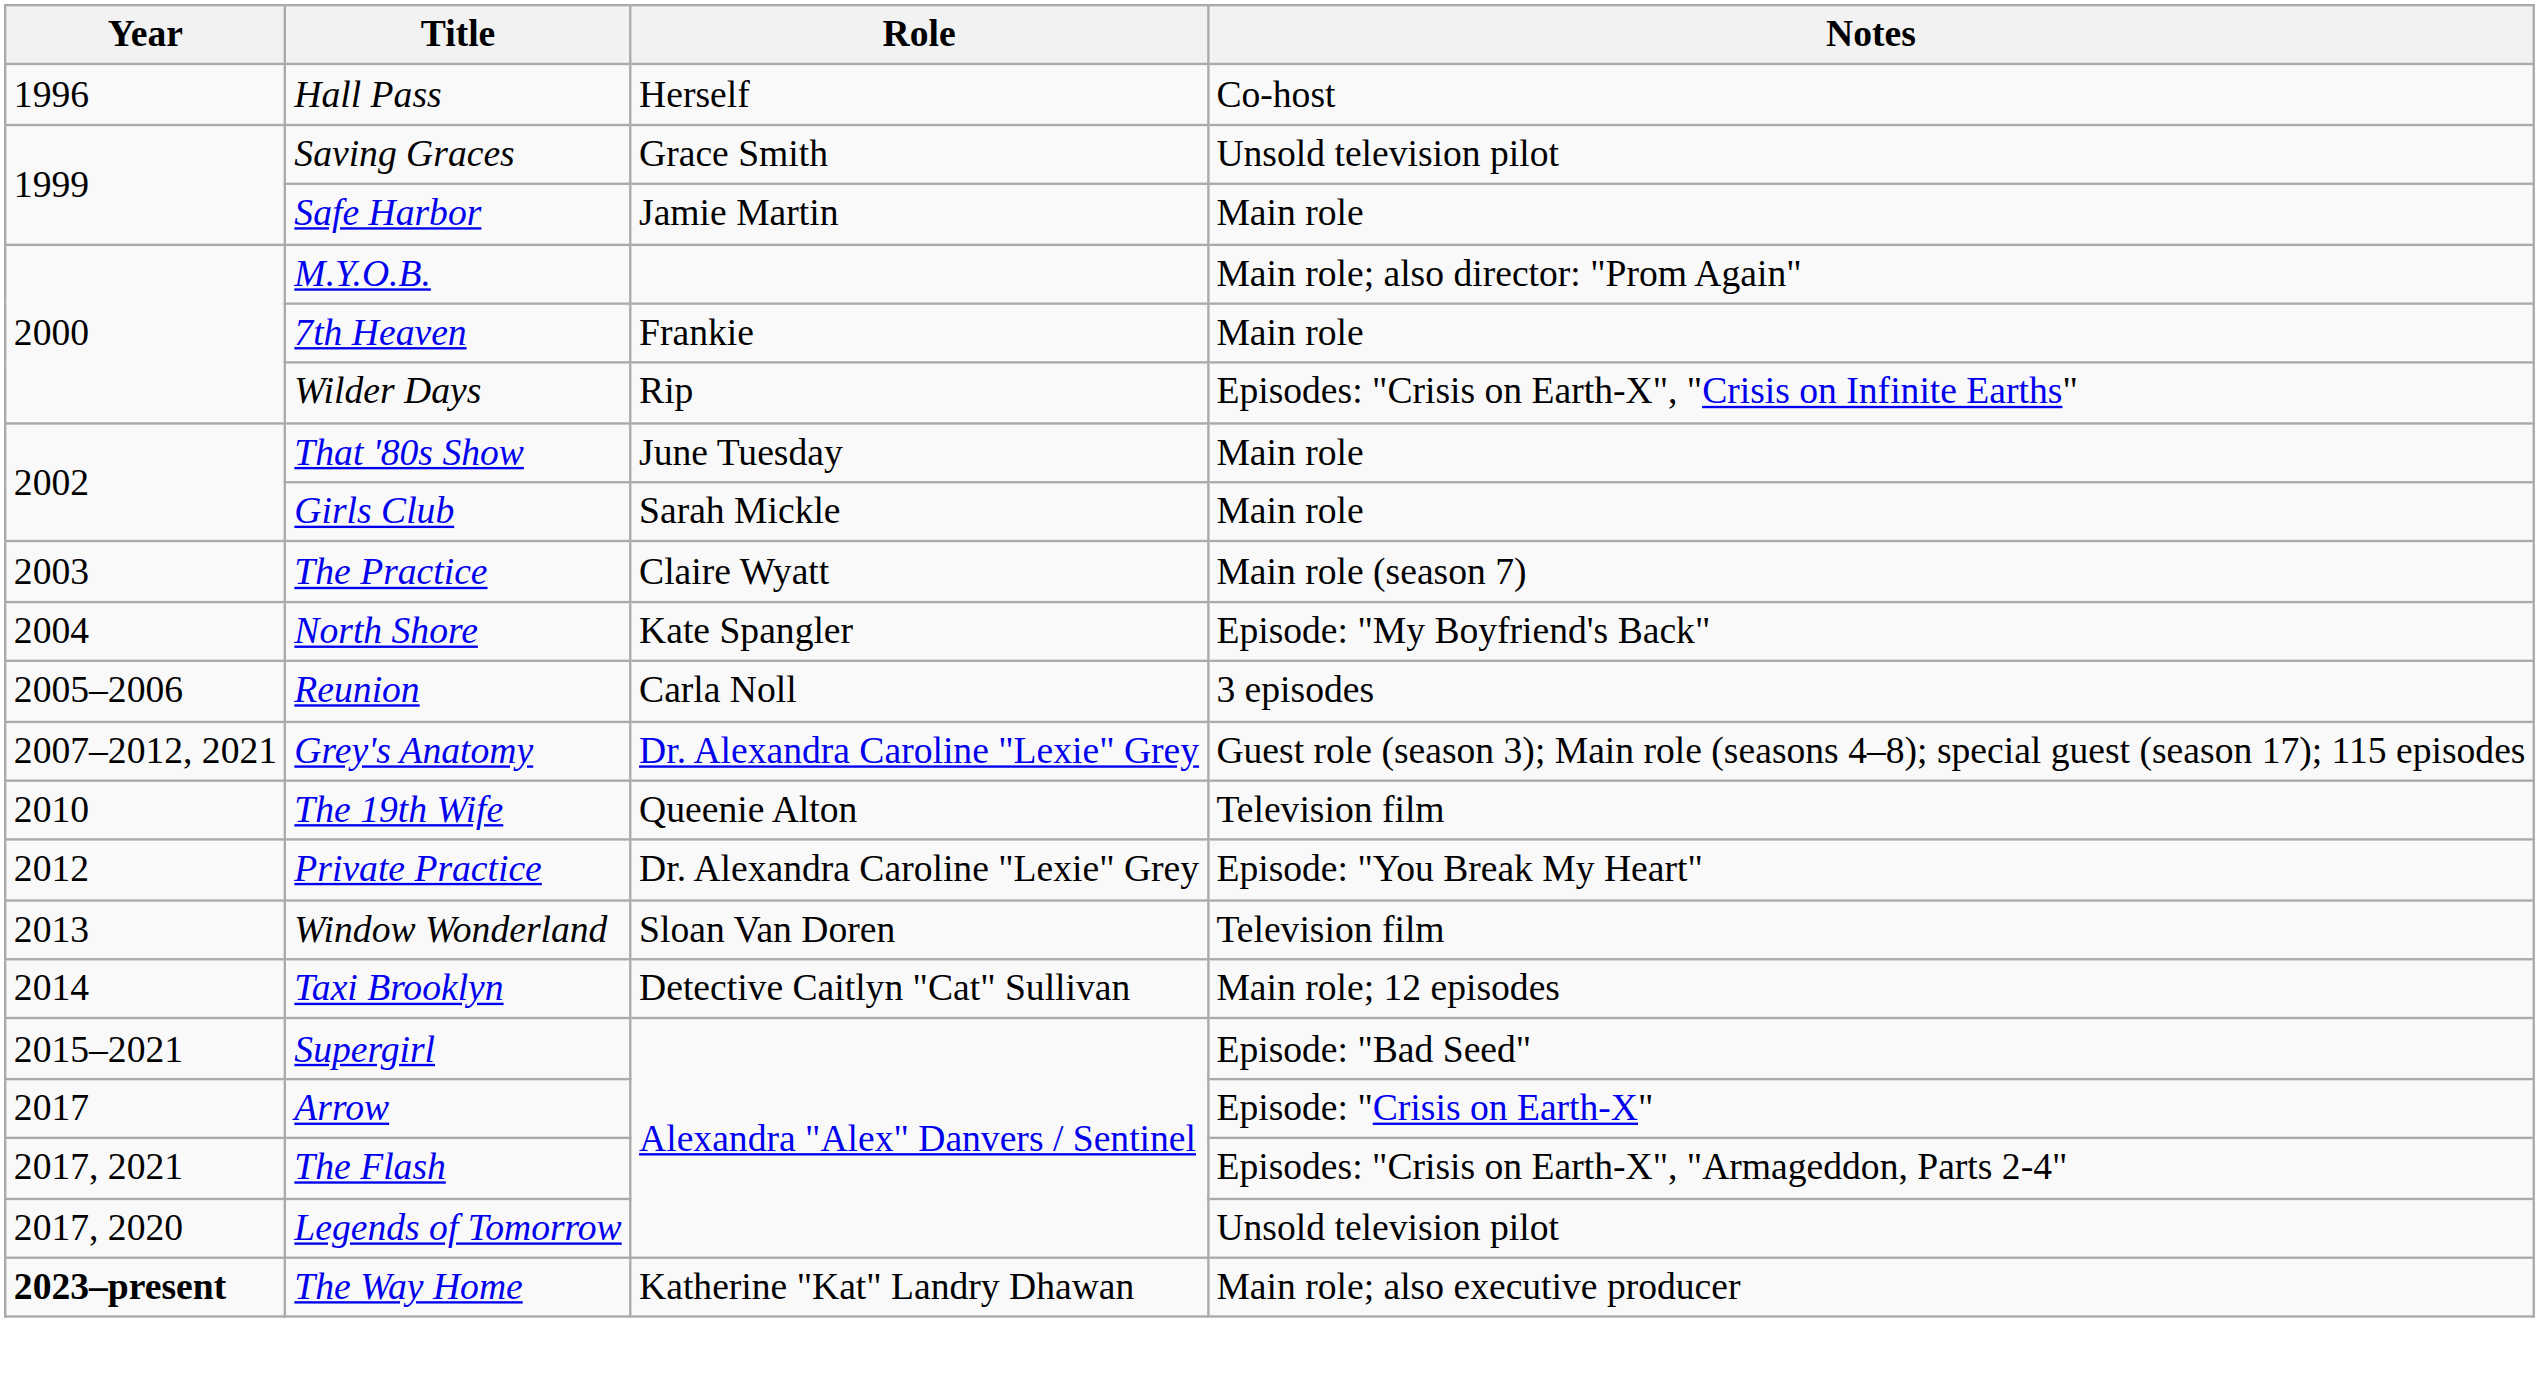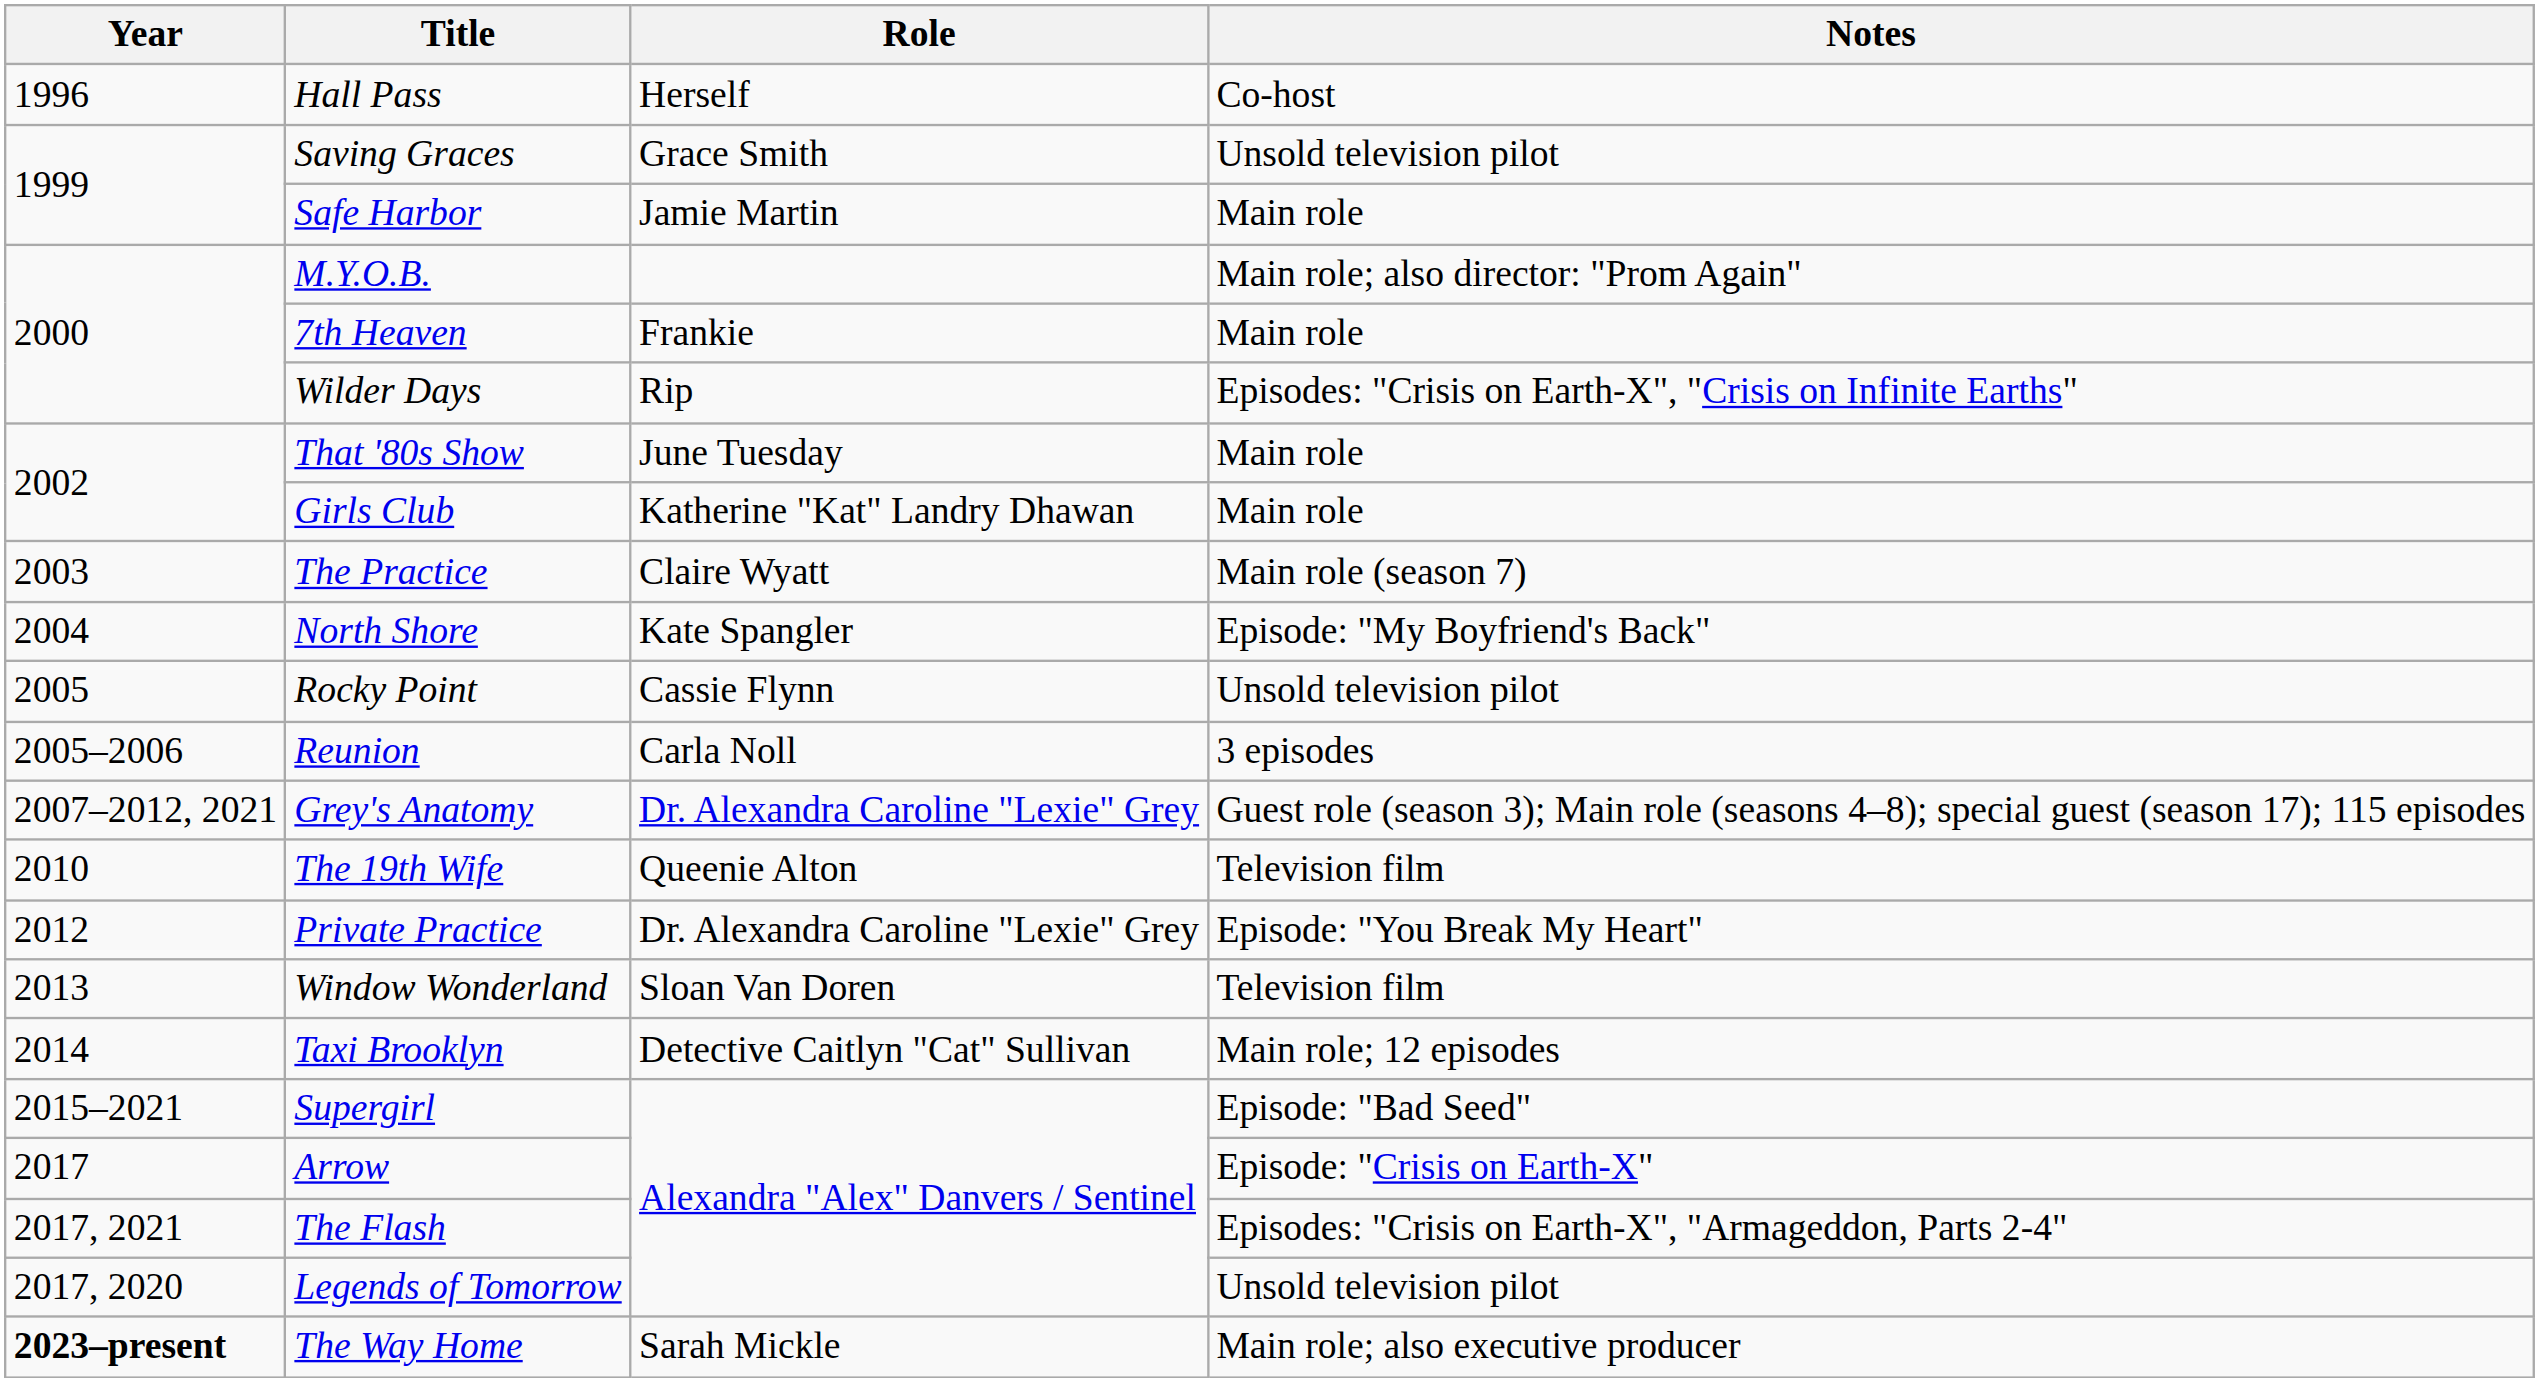(740, 511) Sarah Mickle -> (887, 511) Katherine "Kat" Landry Dhawan
+ row: (386, 690)
(887, 1286) Katherine "Kat" Landry Dhawan -> (740, 1346) Sarah Mickle
